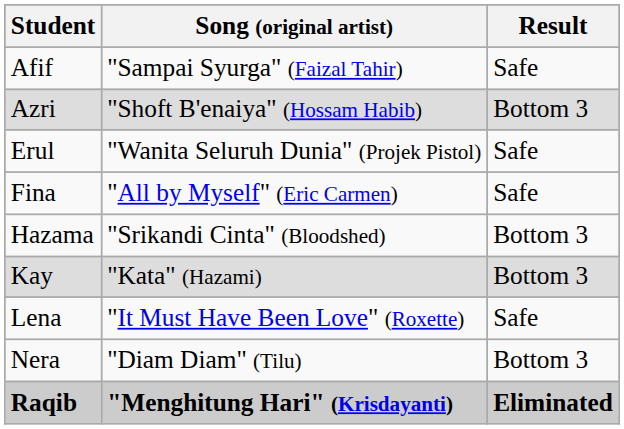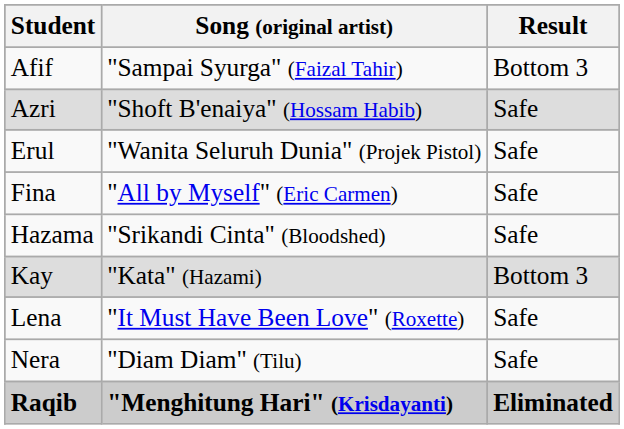(516, 67) Safe -> (541, 67) Bottom 3
(541, 109) Bottom 3 -> (516, 109) Safe
(541, 234) Bottom 3 -> (516, 234) Safe
(541, 360) Bottom 3 -> (516, 360) Safe
